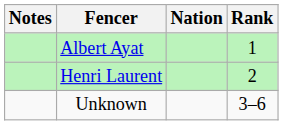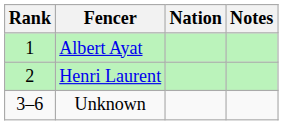columns swapped: (252, 18) <-> (30, 18)
